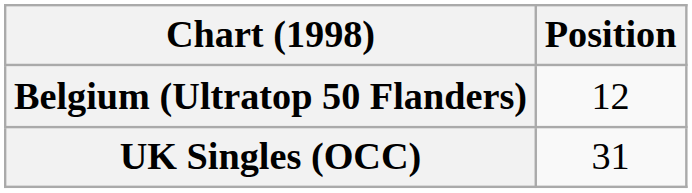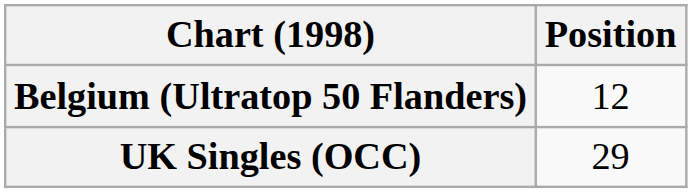(611, 156) 31 -> (611, 156) 29
